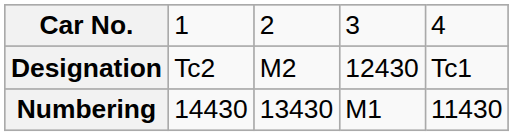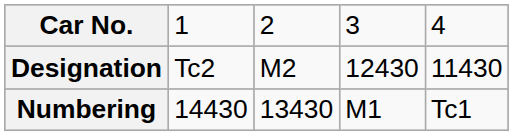(451, 67) Tc1 -> (467, 67) 11430
(467, 109) 11430 -> (451, 109) Tc1
